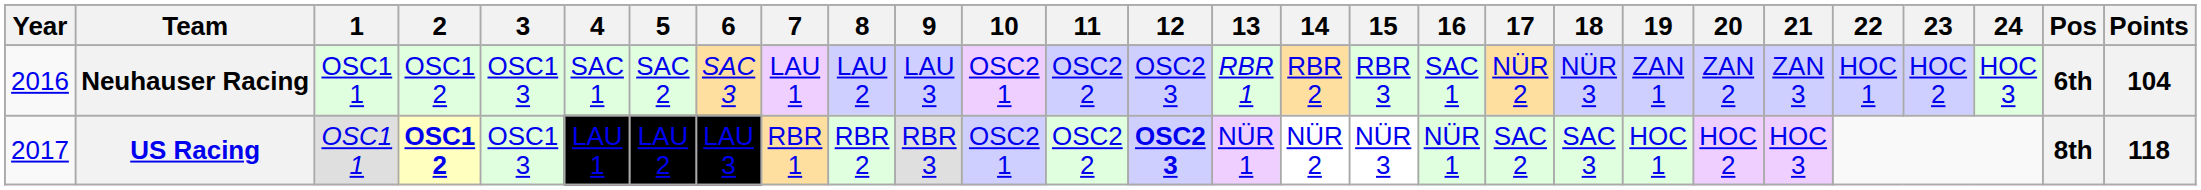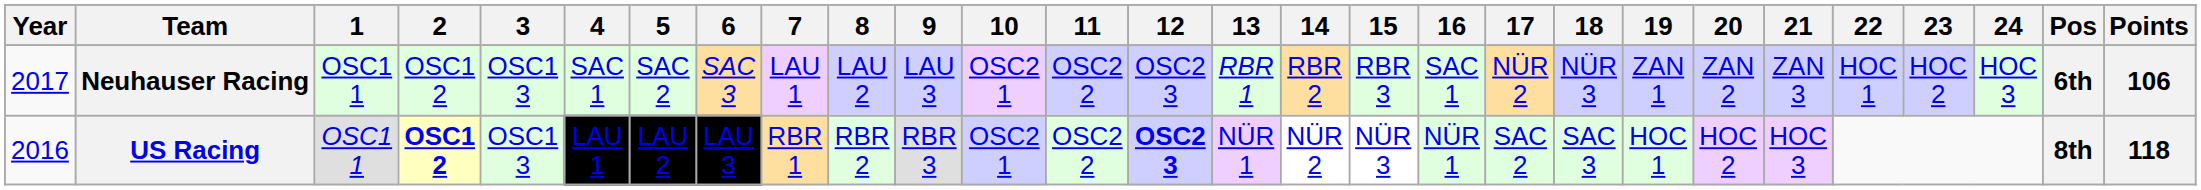(40, 80) 2016 -> (40, 80) 2017
(2149, 80) 104 -> (2149, 80) 106
(40, 150) 2017 -> (40, 150) 2016
